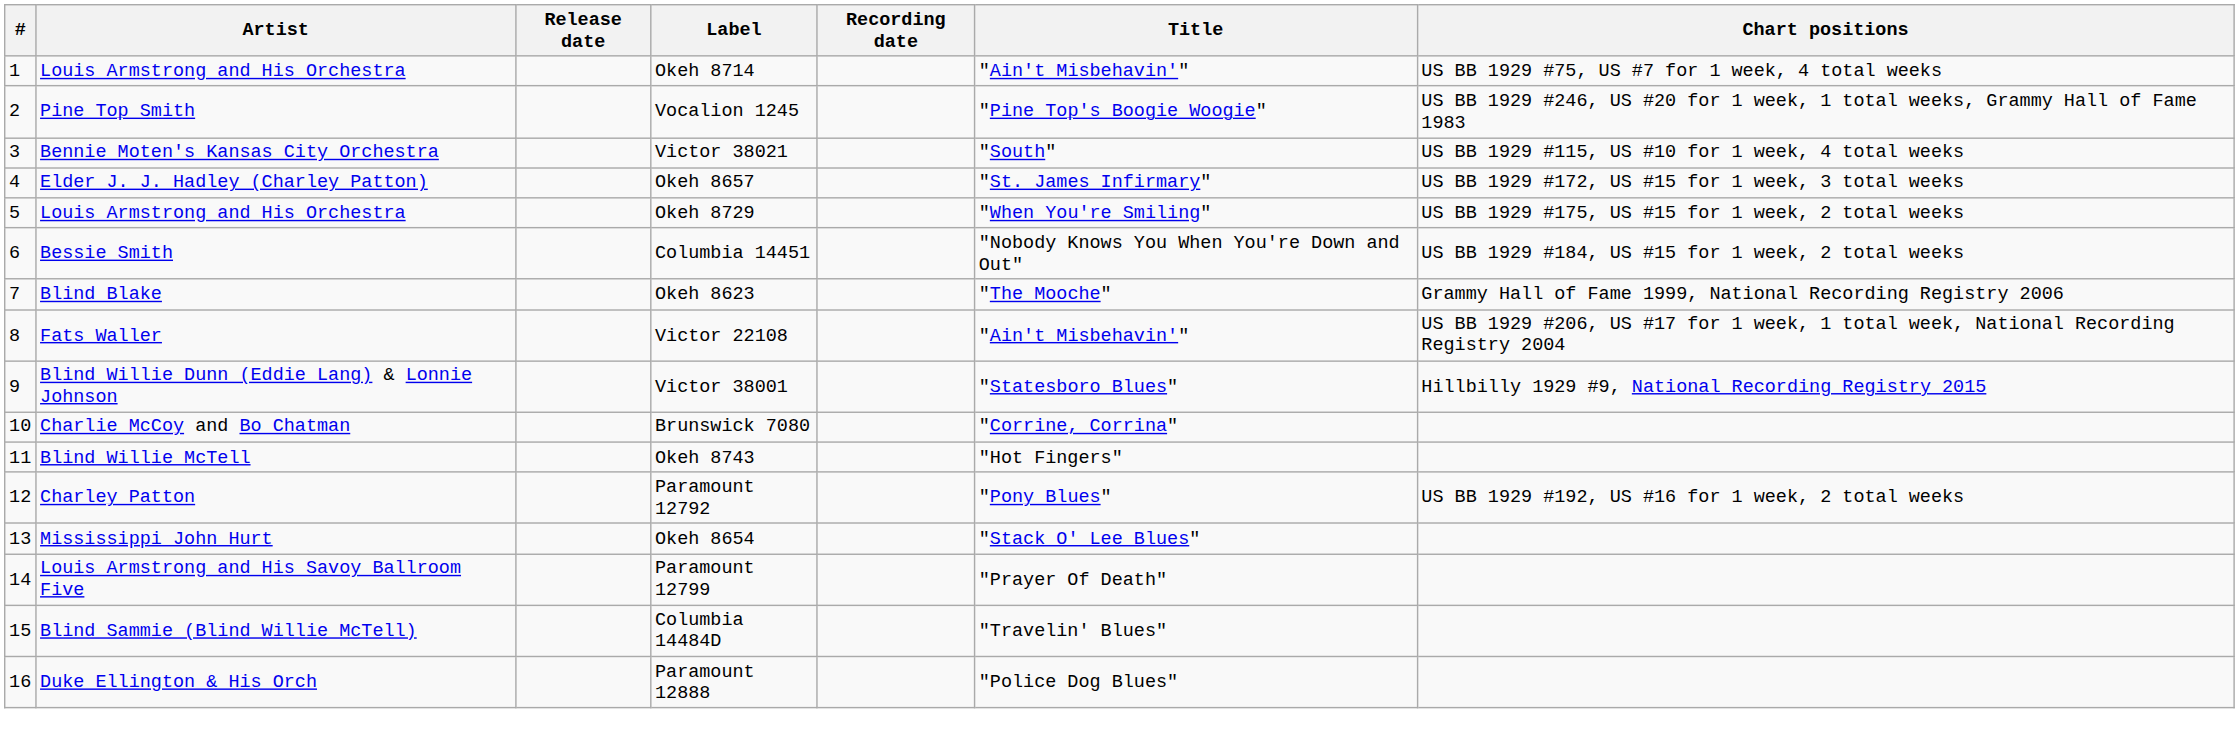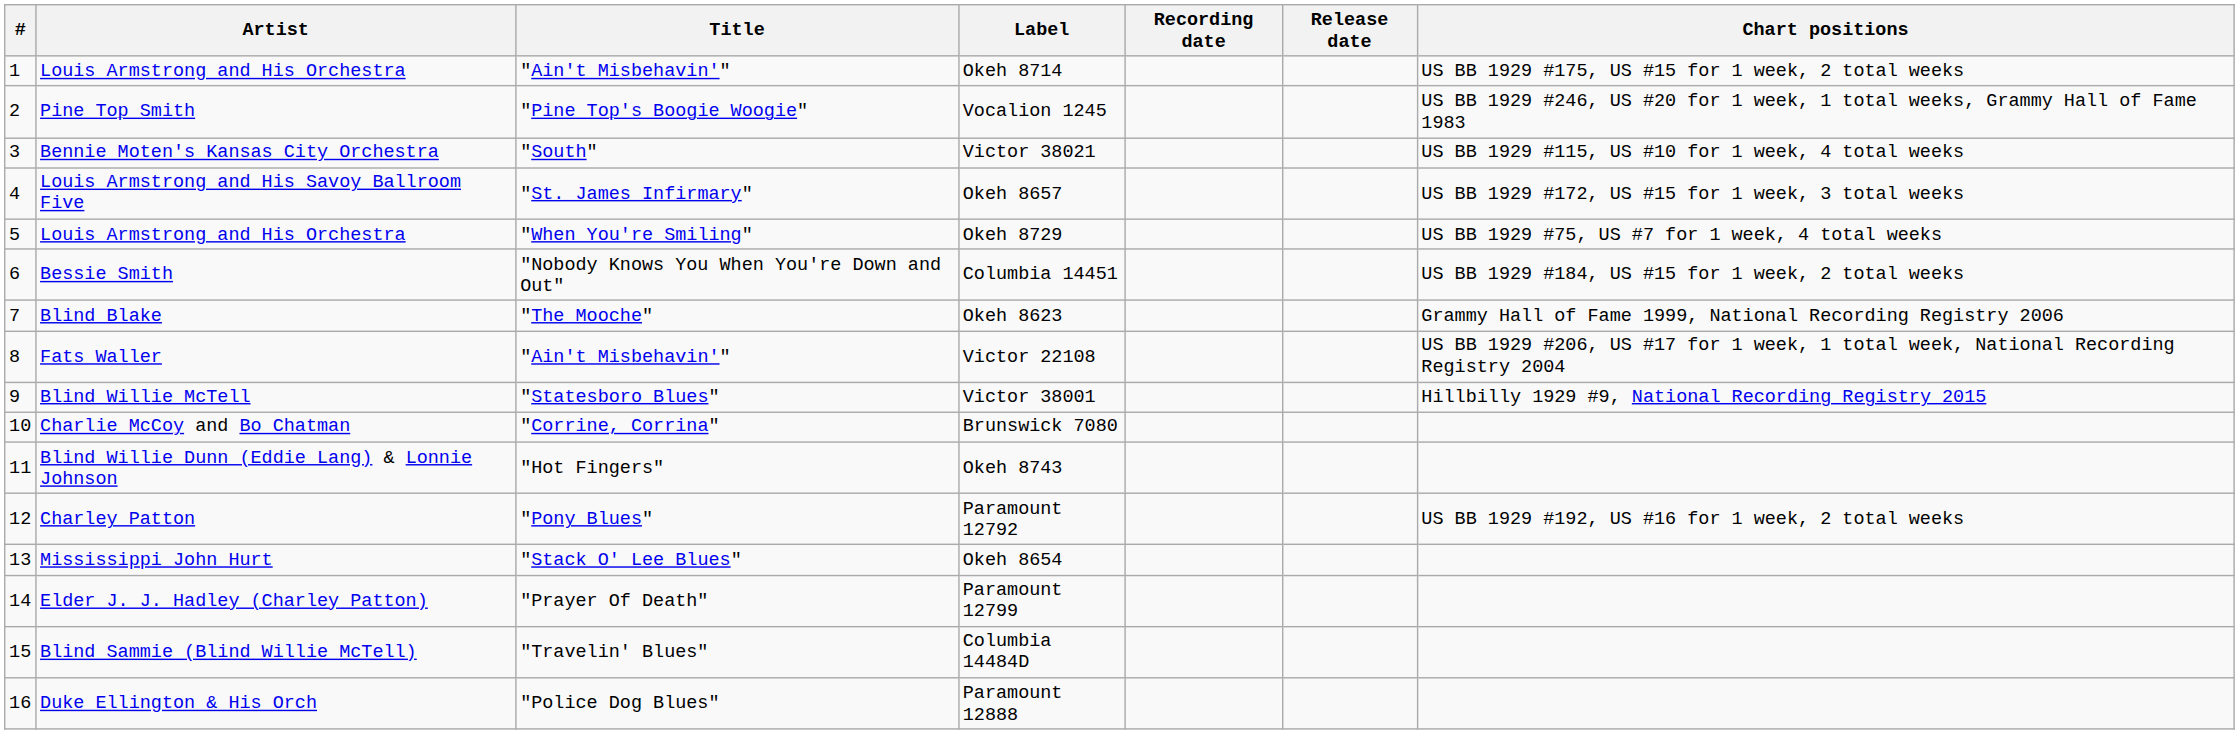columns swapped: (1196, 30) <-> (583, 30)
(1682, 71) US BB 1929 #75, US #7 for 1 week, 4 total weeks -> (1693, 71) US BB 1929 #175, US #15 for 1 week, 2 total weeks
(234, 183) Elder J. J. Hadley (Charley Patton) -> (251, 193) Louis Armstrong and His Savoy Ballroom Five
(1693, 213) US BB 1929 #175, US #15 for 1 week, 2 total weeks -> (1682, 234) US BB 1929 #75, US #7 for 1 week, 4 total weeks
(256, 386) Blind Willie Dunn (Eddie Lang) & Lonnie Johnson -> (145, 397) Blind Willie McTell
(145, 457) Blind Willie McTell -> (256, 468) Blind Willie Dunn (Eddie Lang) & Lonnie Johnson
(251, 579) Louis Armstrong and His Savoy Ballroom Five -> (234, 601) Elder J. J. Hadley (Charley Patton)
